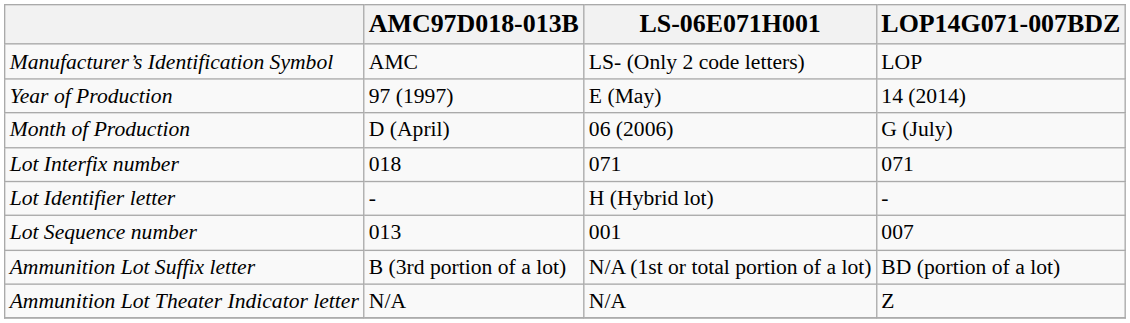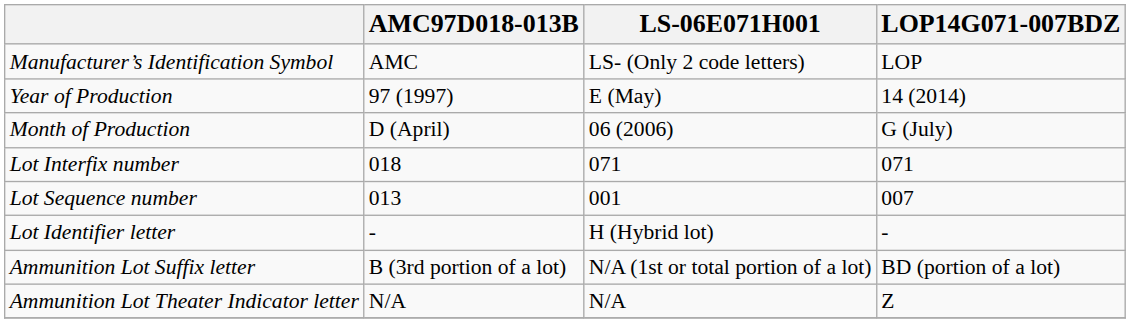rows swapped: (92, 198) <-> (103, 232)
